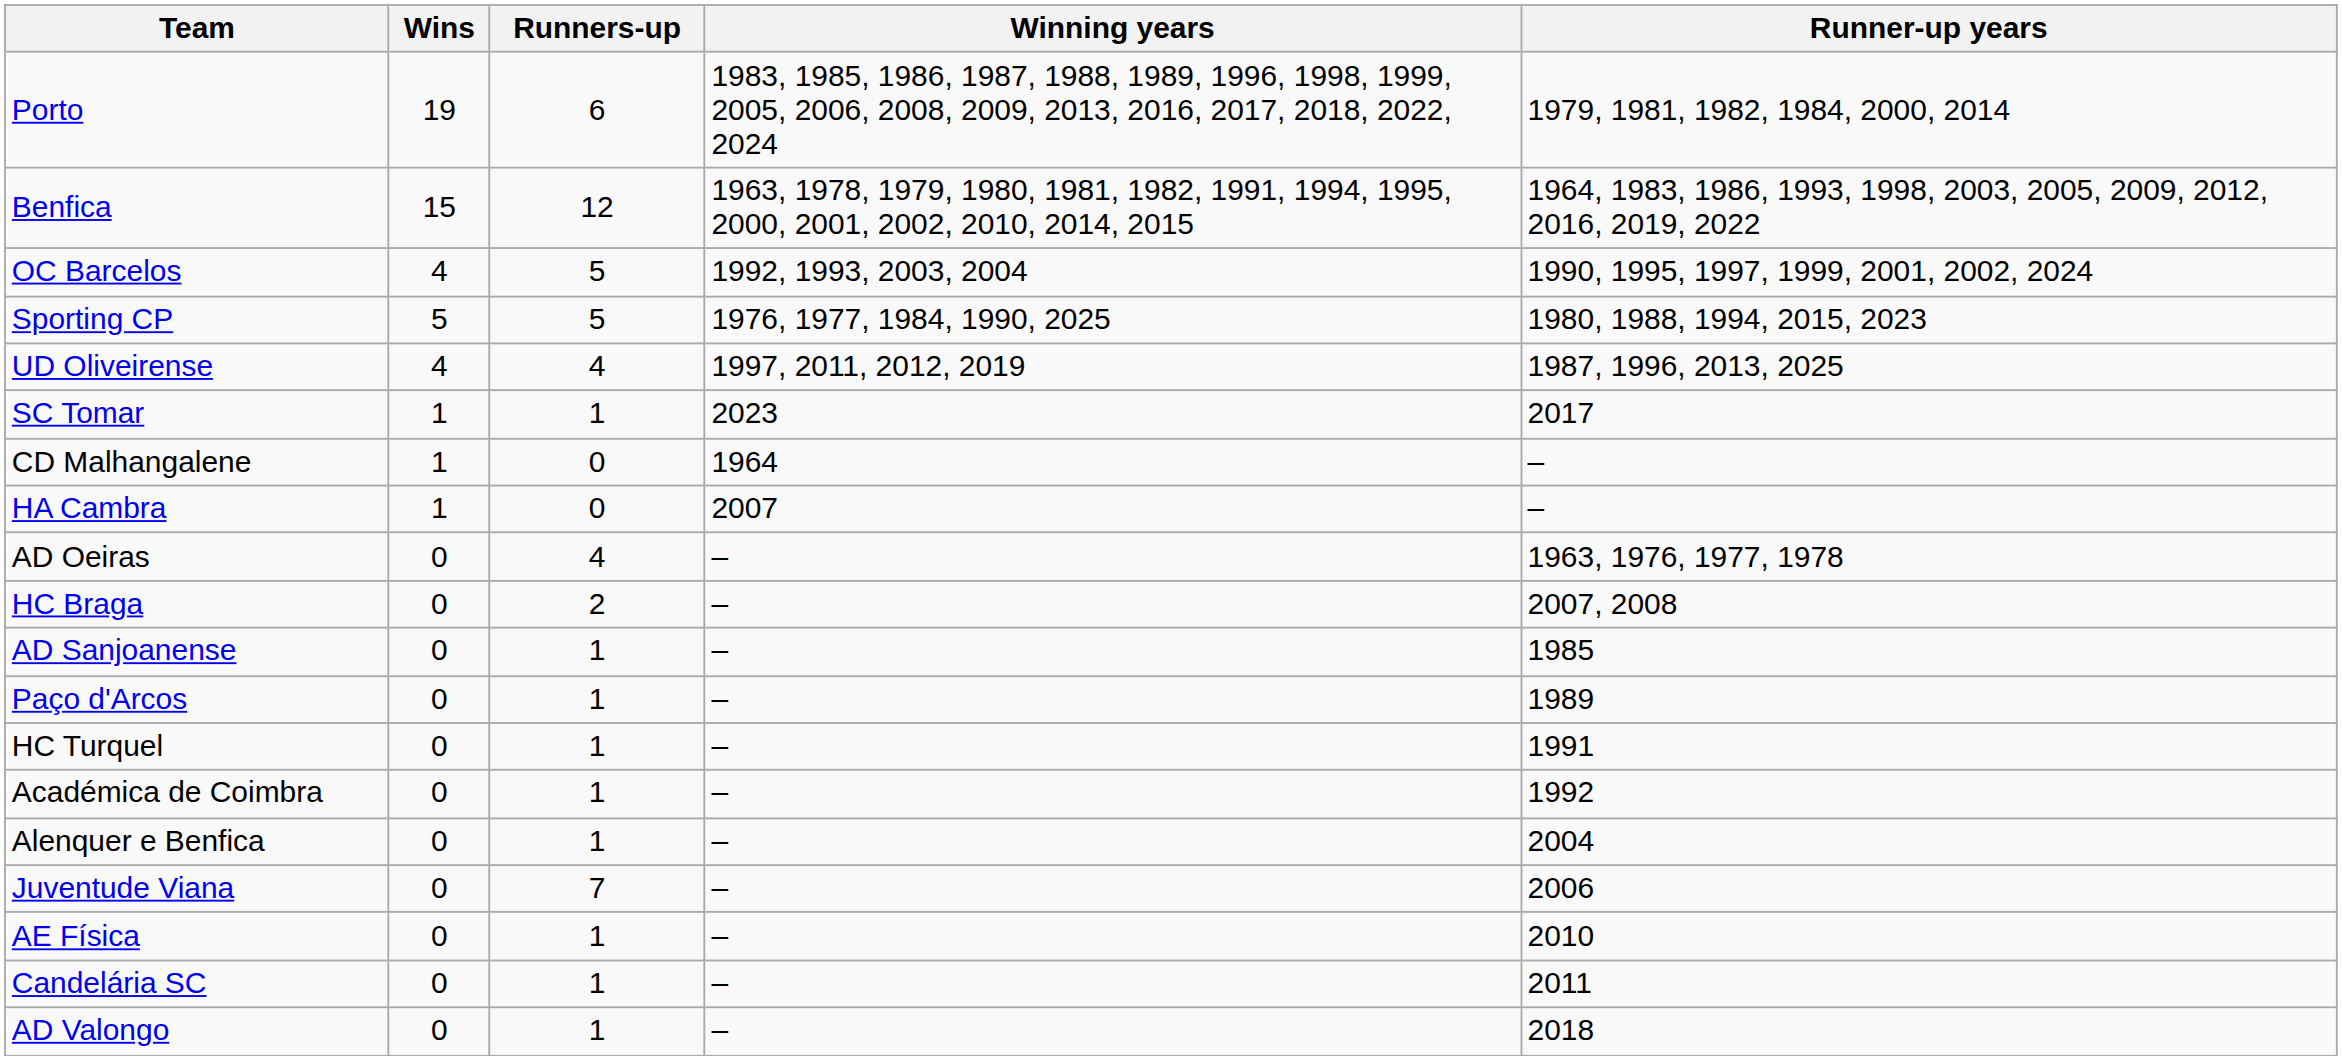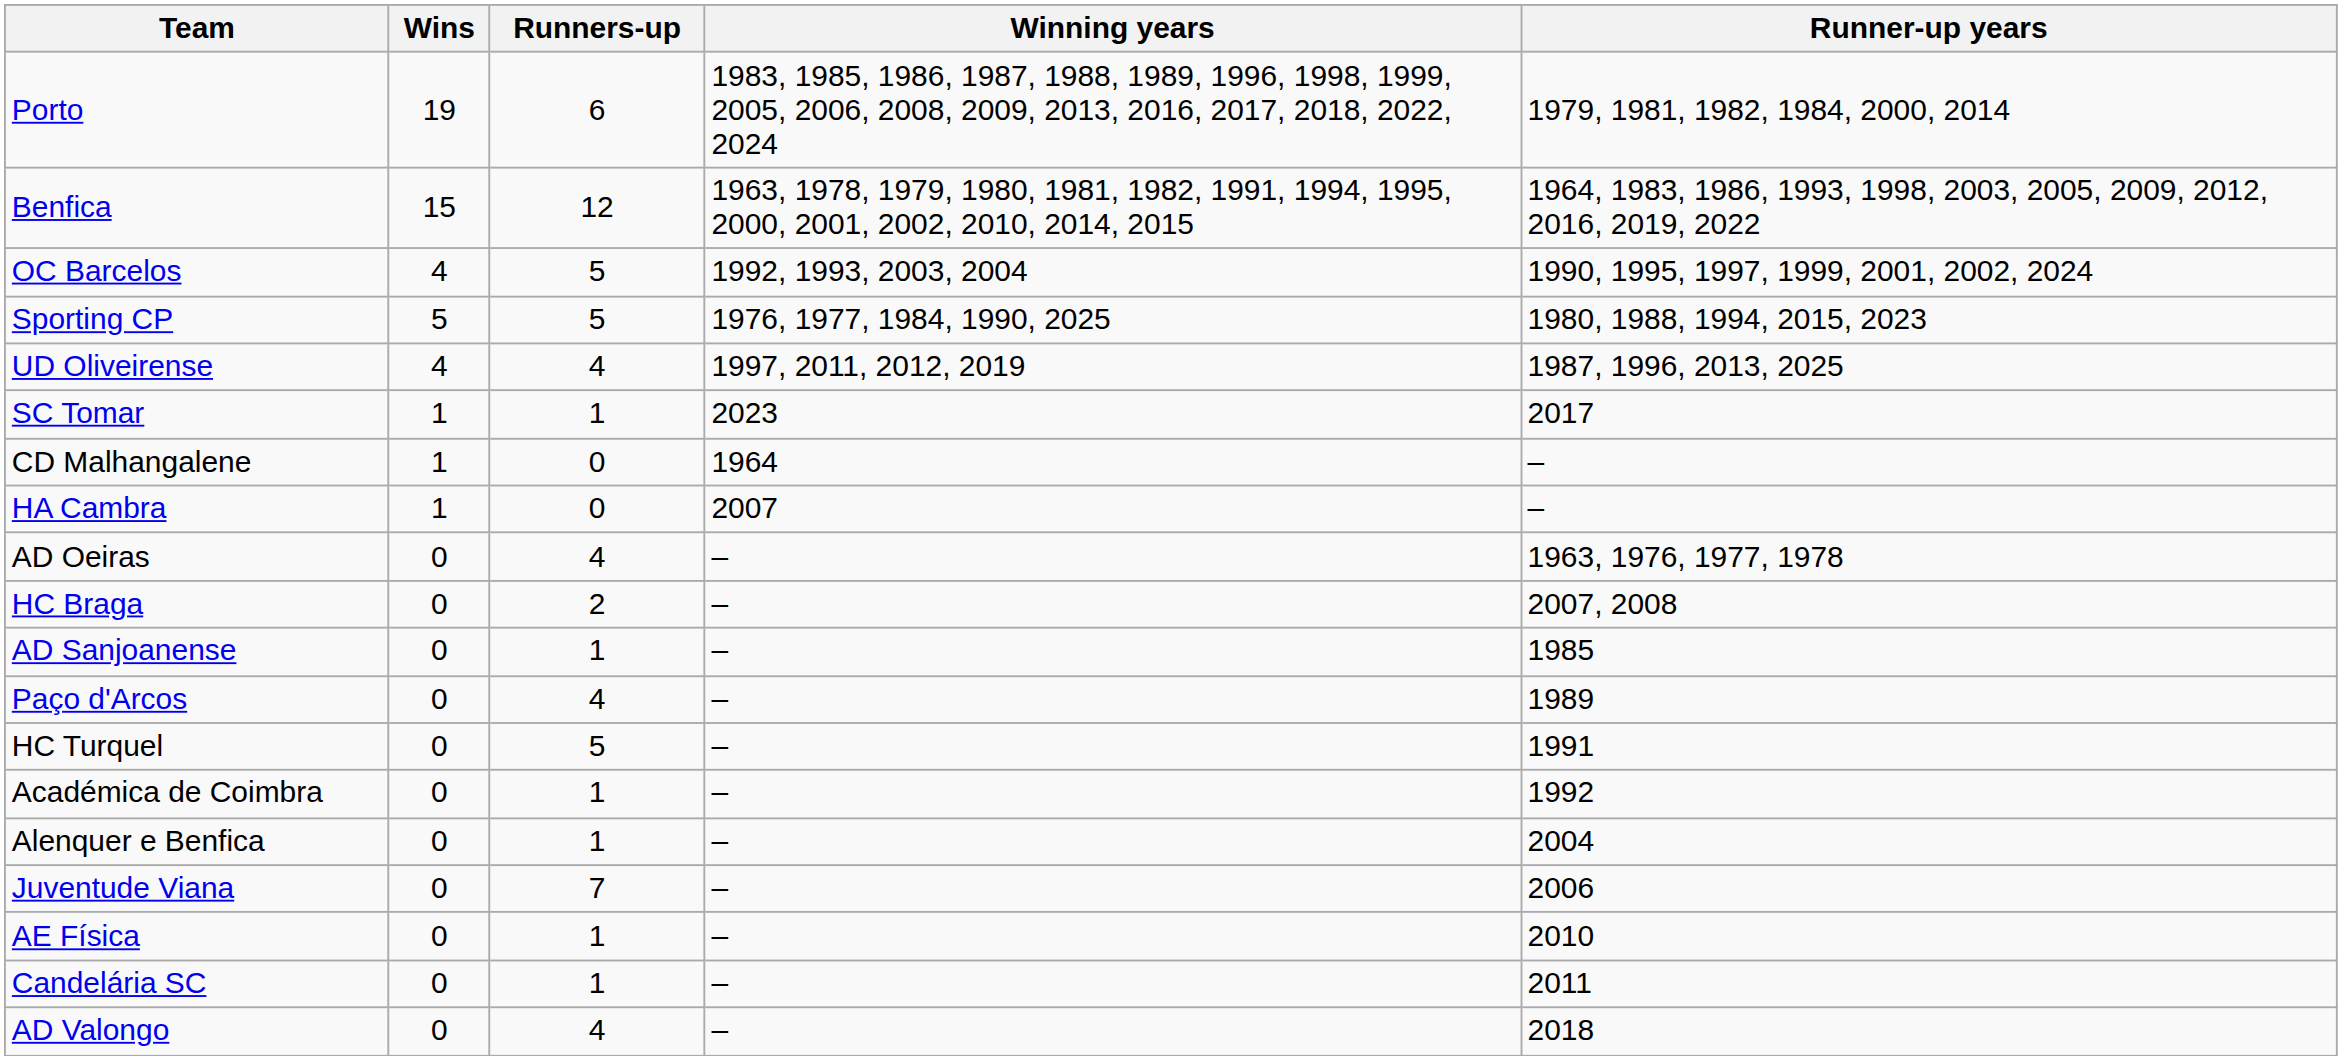(597, 698) 1 -> (597, 698) 4
(597, 746) 1 -> (597, 746) 5
(597, 1030) 1 -> (597, 1030) 4
